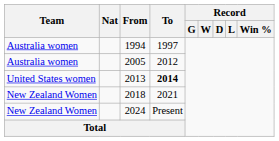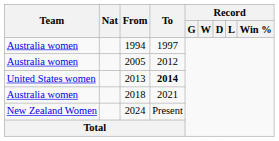(52, 95) New Zealand Women -> (42, 95) Australia women
